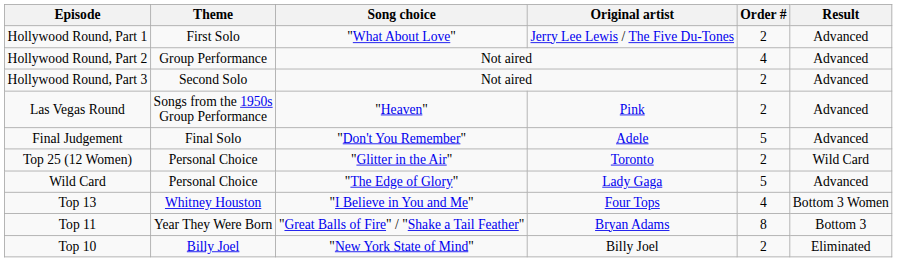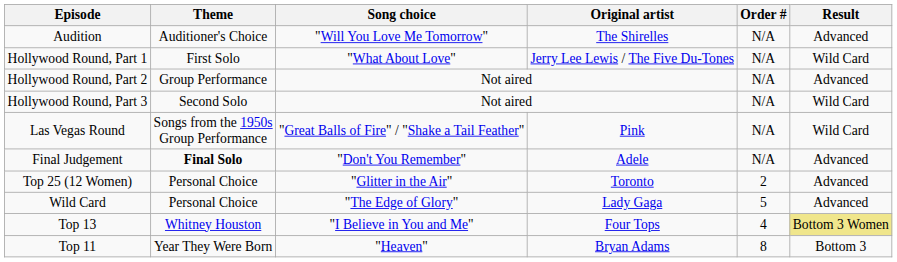+ row: (77, 36)
(763, 36) 2 -> (763, 58) N/A
(841, 36) Advanced -> (841, 58) Wild Card
(763, 58) 4 -> (763, 79) N/A
(763, 79) 2 -> (763, 101) N/A
(841, 79) Advanced -> (841, 101) Wild Card
(402, 109) "Heaven" -> (402, 130) "Great Balls of Fire" / "Shake a Tail Feather"
(763, 109) 2 -> (763, 130) N/A
(841, 109) Advanced -> (841, 130) Wild Card
(213, 138) normal -> (213, 159) bold
(763, 138) 5 -> (763, 159) N/A
(841, 159) Wild Card -> (841, 181) Advanced
(841, 203) no background -> (841, 224) khaki background
(402, 224) "Great Balls of Fire" / "Shake a Tail Feather" -> (402, 246) "Heaven"
- row: (77, 246)
